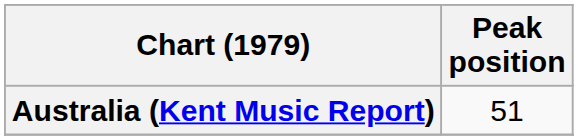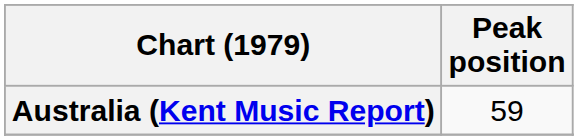(507, 109) 51 -> (507, 109) 59
